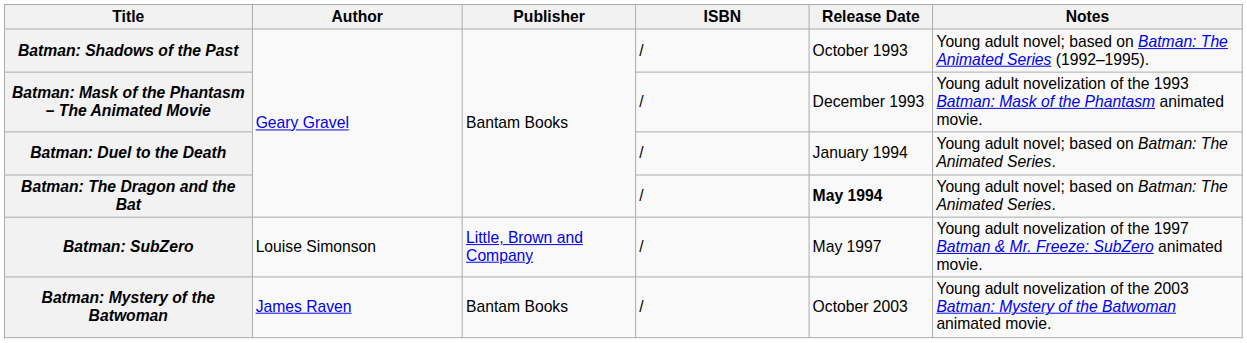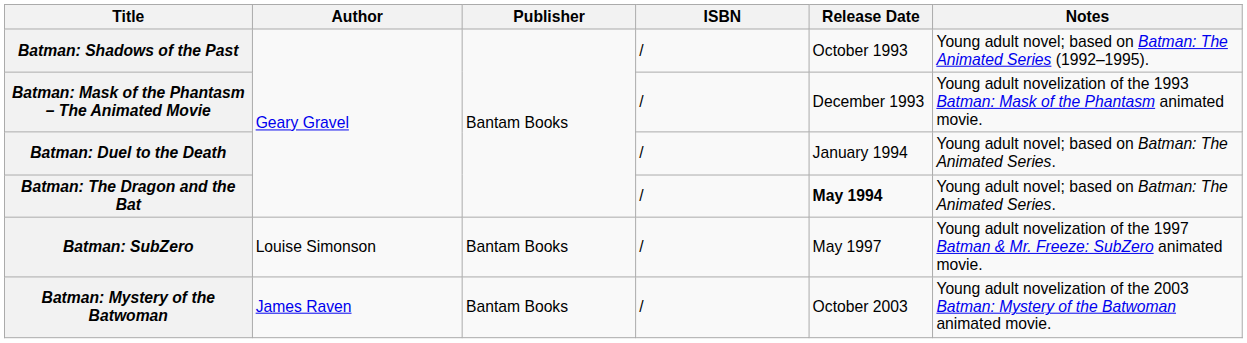(524, 247) Little, Brown and Company -> (517, 247) Bantam Books
